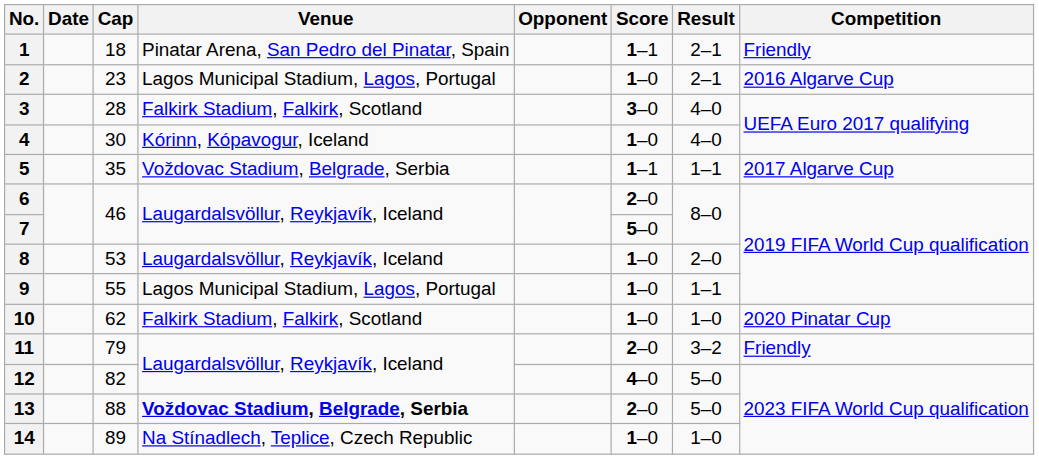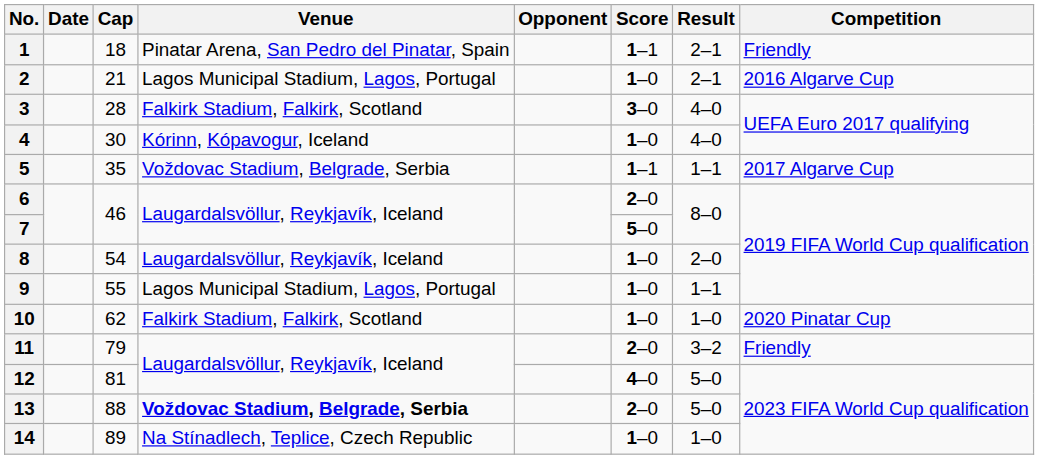(116, 79) 23 -> (116, 79) 21
(116, 259) 53 -> (116, 259) 54
(116, 378) 82 -> (116, 378) 81
